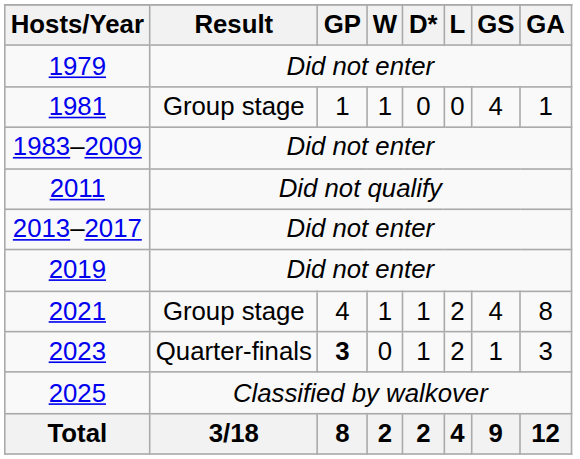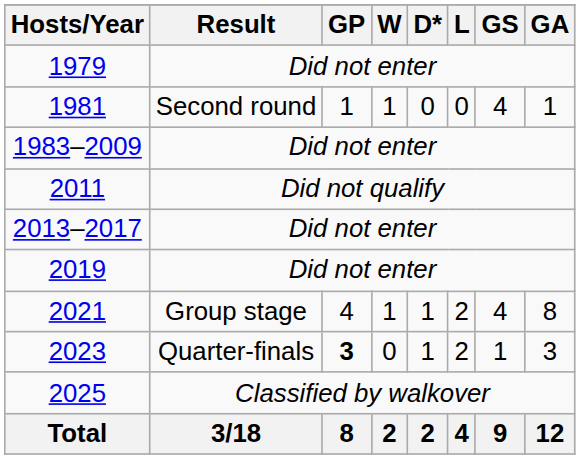(234, 106) Group stage -> (236, 106) Second round
